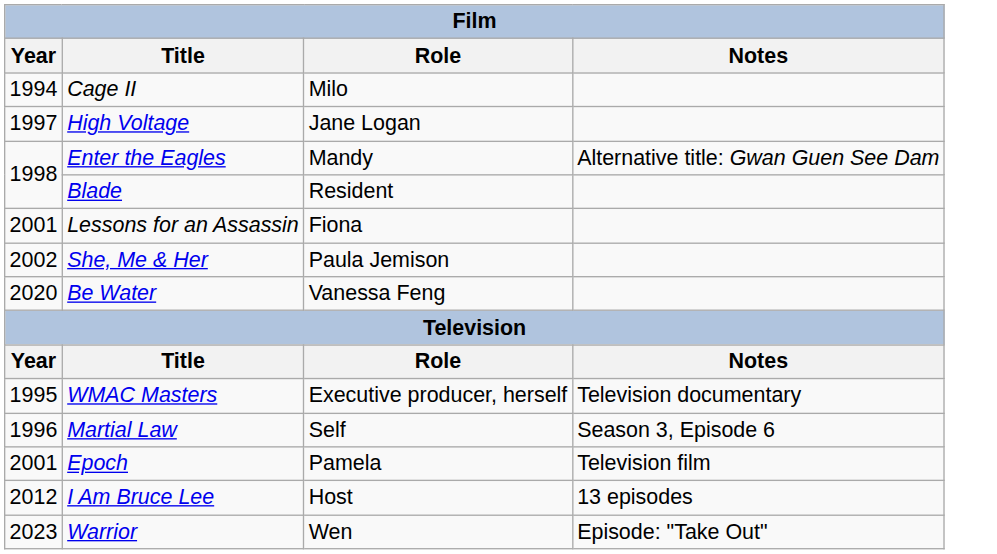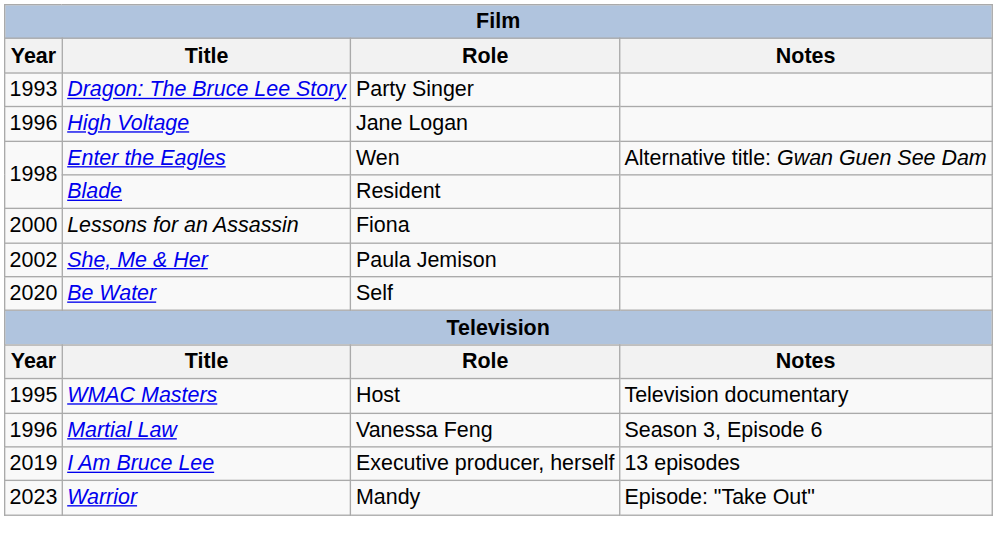+ row: (207, 89)
- row: (102, 89)
(33, 123) 1997 -> (33, 123) 1996
(341, 157) Mandy -> (378, 157) Wen
(33, 225) 2001 -> (33, 225) 2000
(377, 293) Vanessa Feng -> (374, 293) Self
(438, 395) Executive producer, herself -> (378, 395) Host
(327, 429) Self -> (424, 429) Vanessa Feng
- row: (98, 463)
(33, 497) 2012 -> (33, 463) 2019
(331, 497) Host -> (485, 463) Executive producer, herself
(331, 531) Wen -> (388, 497) Mandy
